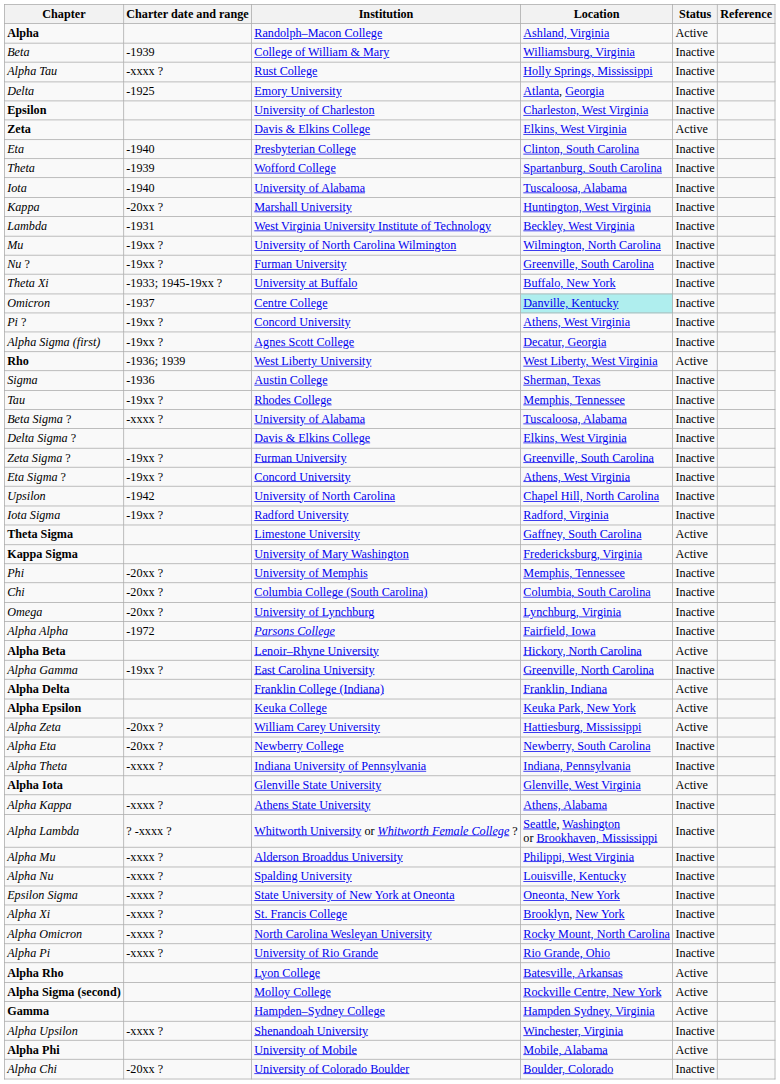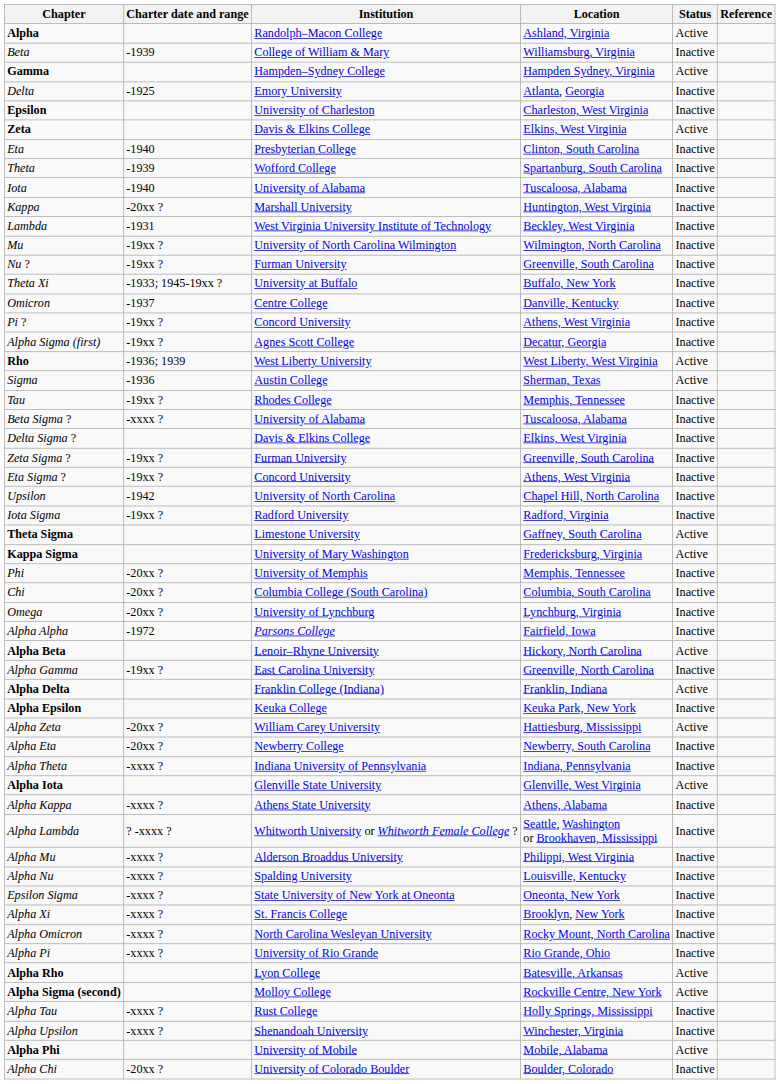rows swapped: (28, 1011) <-> (32, 71)
(571, 303) paleturquoise background -> (571, 303) no background
(695, 380) Inactive -> (692, 380) Active
(692, 708) Active -> (695, 708) Inactive
